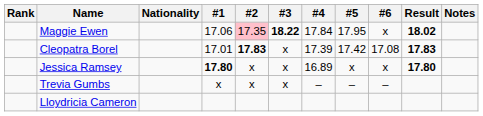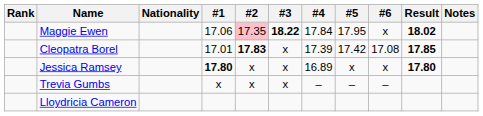(422, 49) 17.83 -> (422, 49) 17.85
